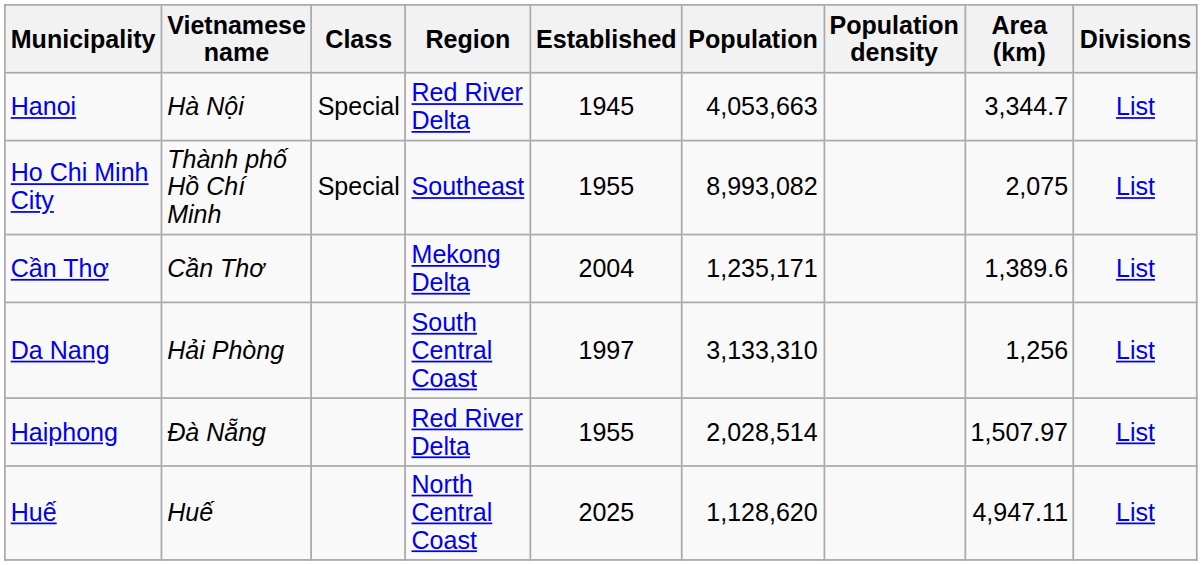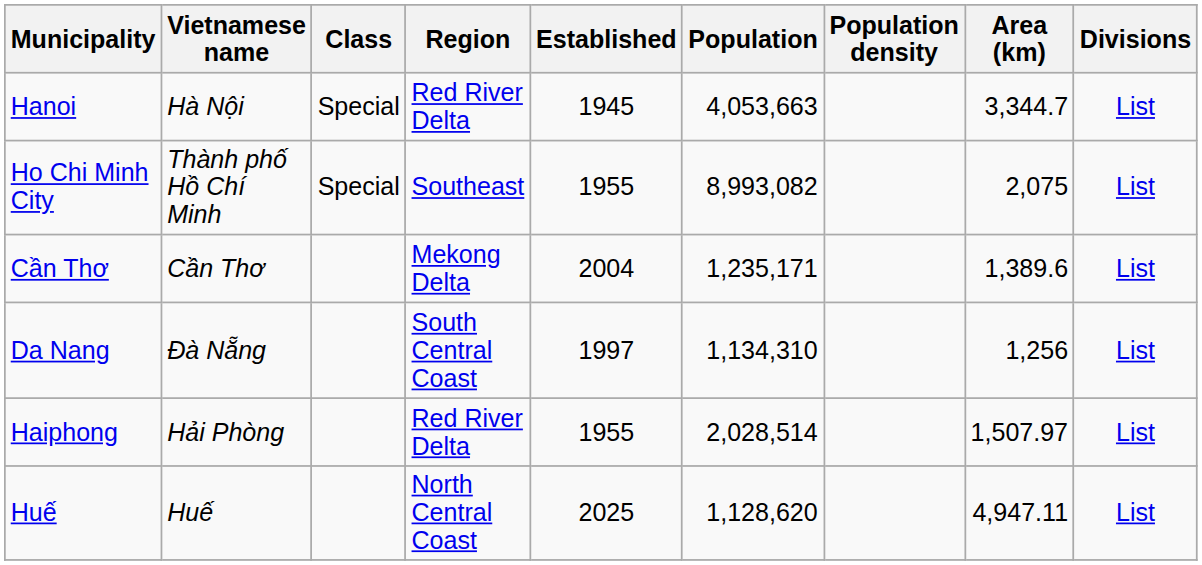(226, 350) Hải Phòng -> (217, 350) Đà Nẵng
(762, 350) 3,133,310 -> (762, 350) 1,134,310
(217, 431) Đà Nẵng -> (226, 431) Hải Phòng
